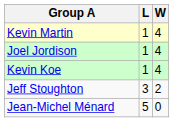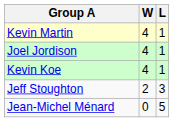columns swapped: (160, 13) <-> (146, 13)
